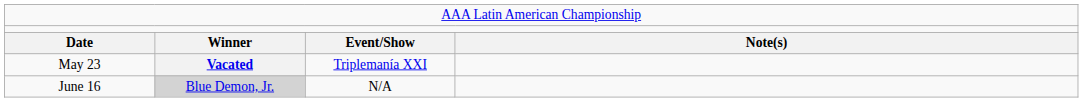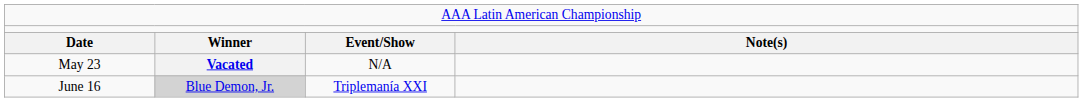(380, 64) Triplemanía XXI -> (380, 64) N/A
(380, 86) N/A -> (380, 86) Triplemanía XXI
